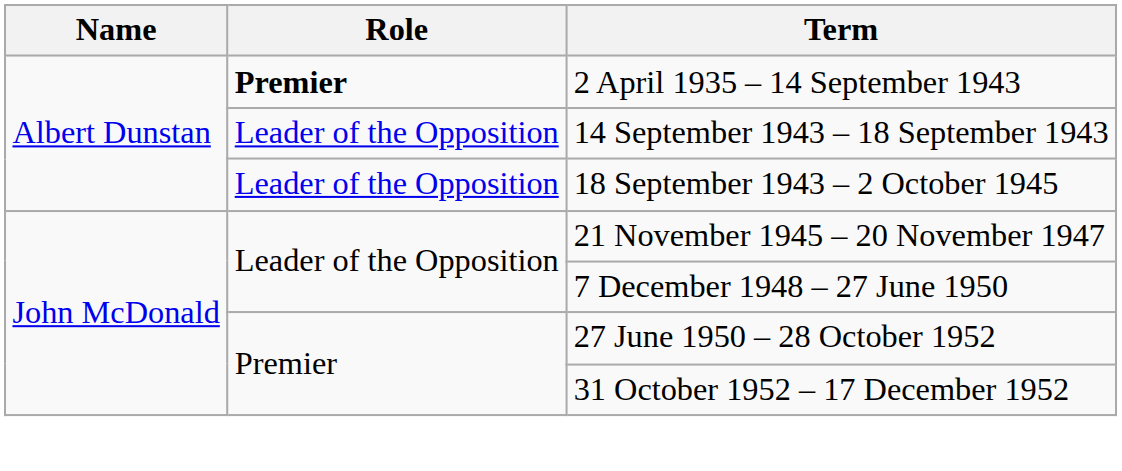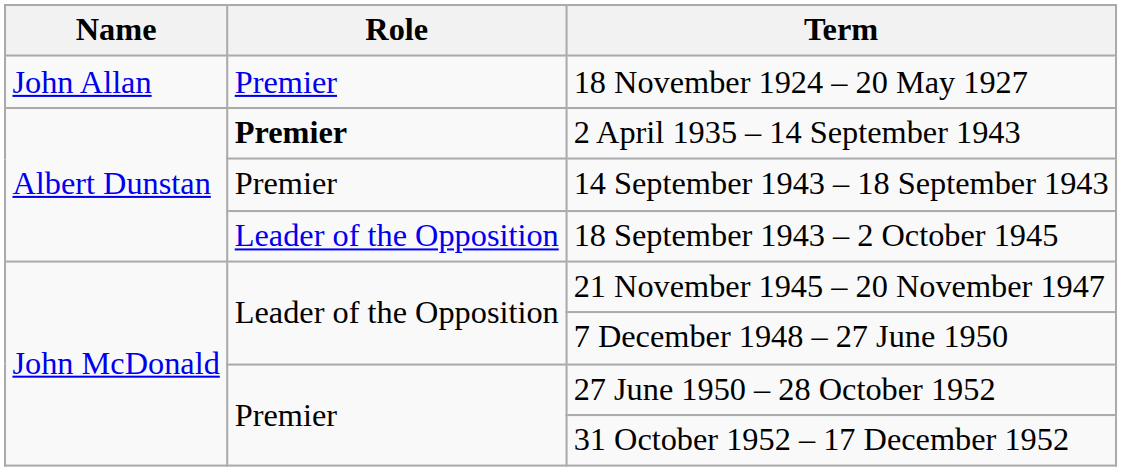+ row: (801, 81)
(397, 132) Leader of the Opposition -> (286, 183) Premier
